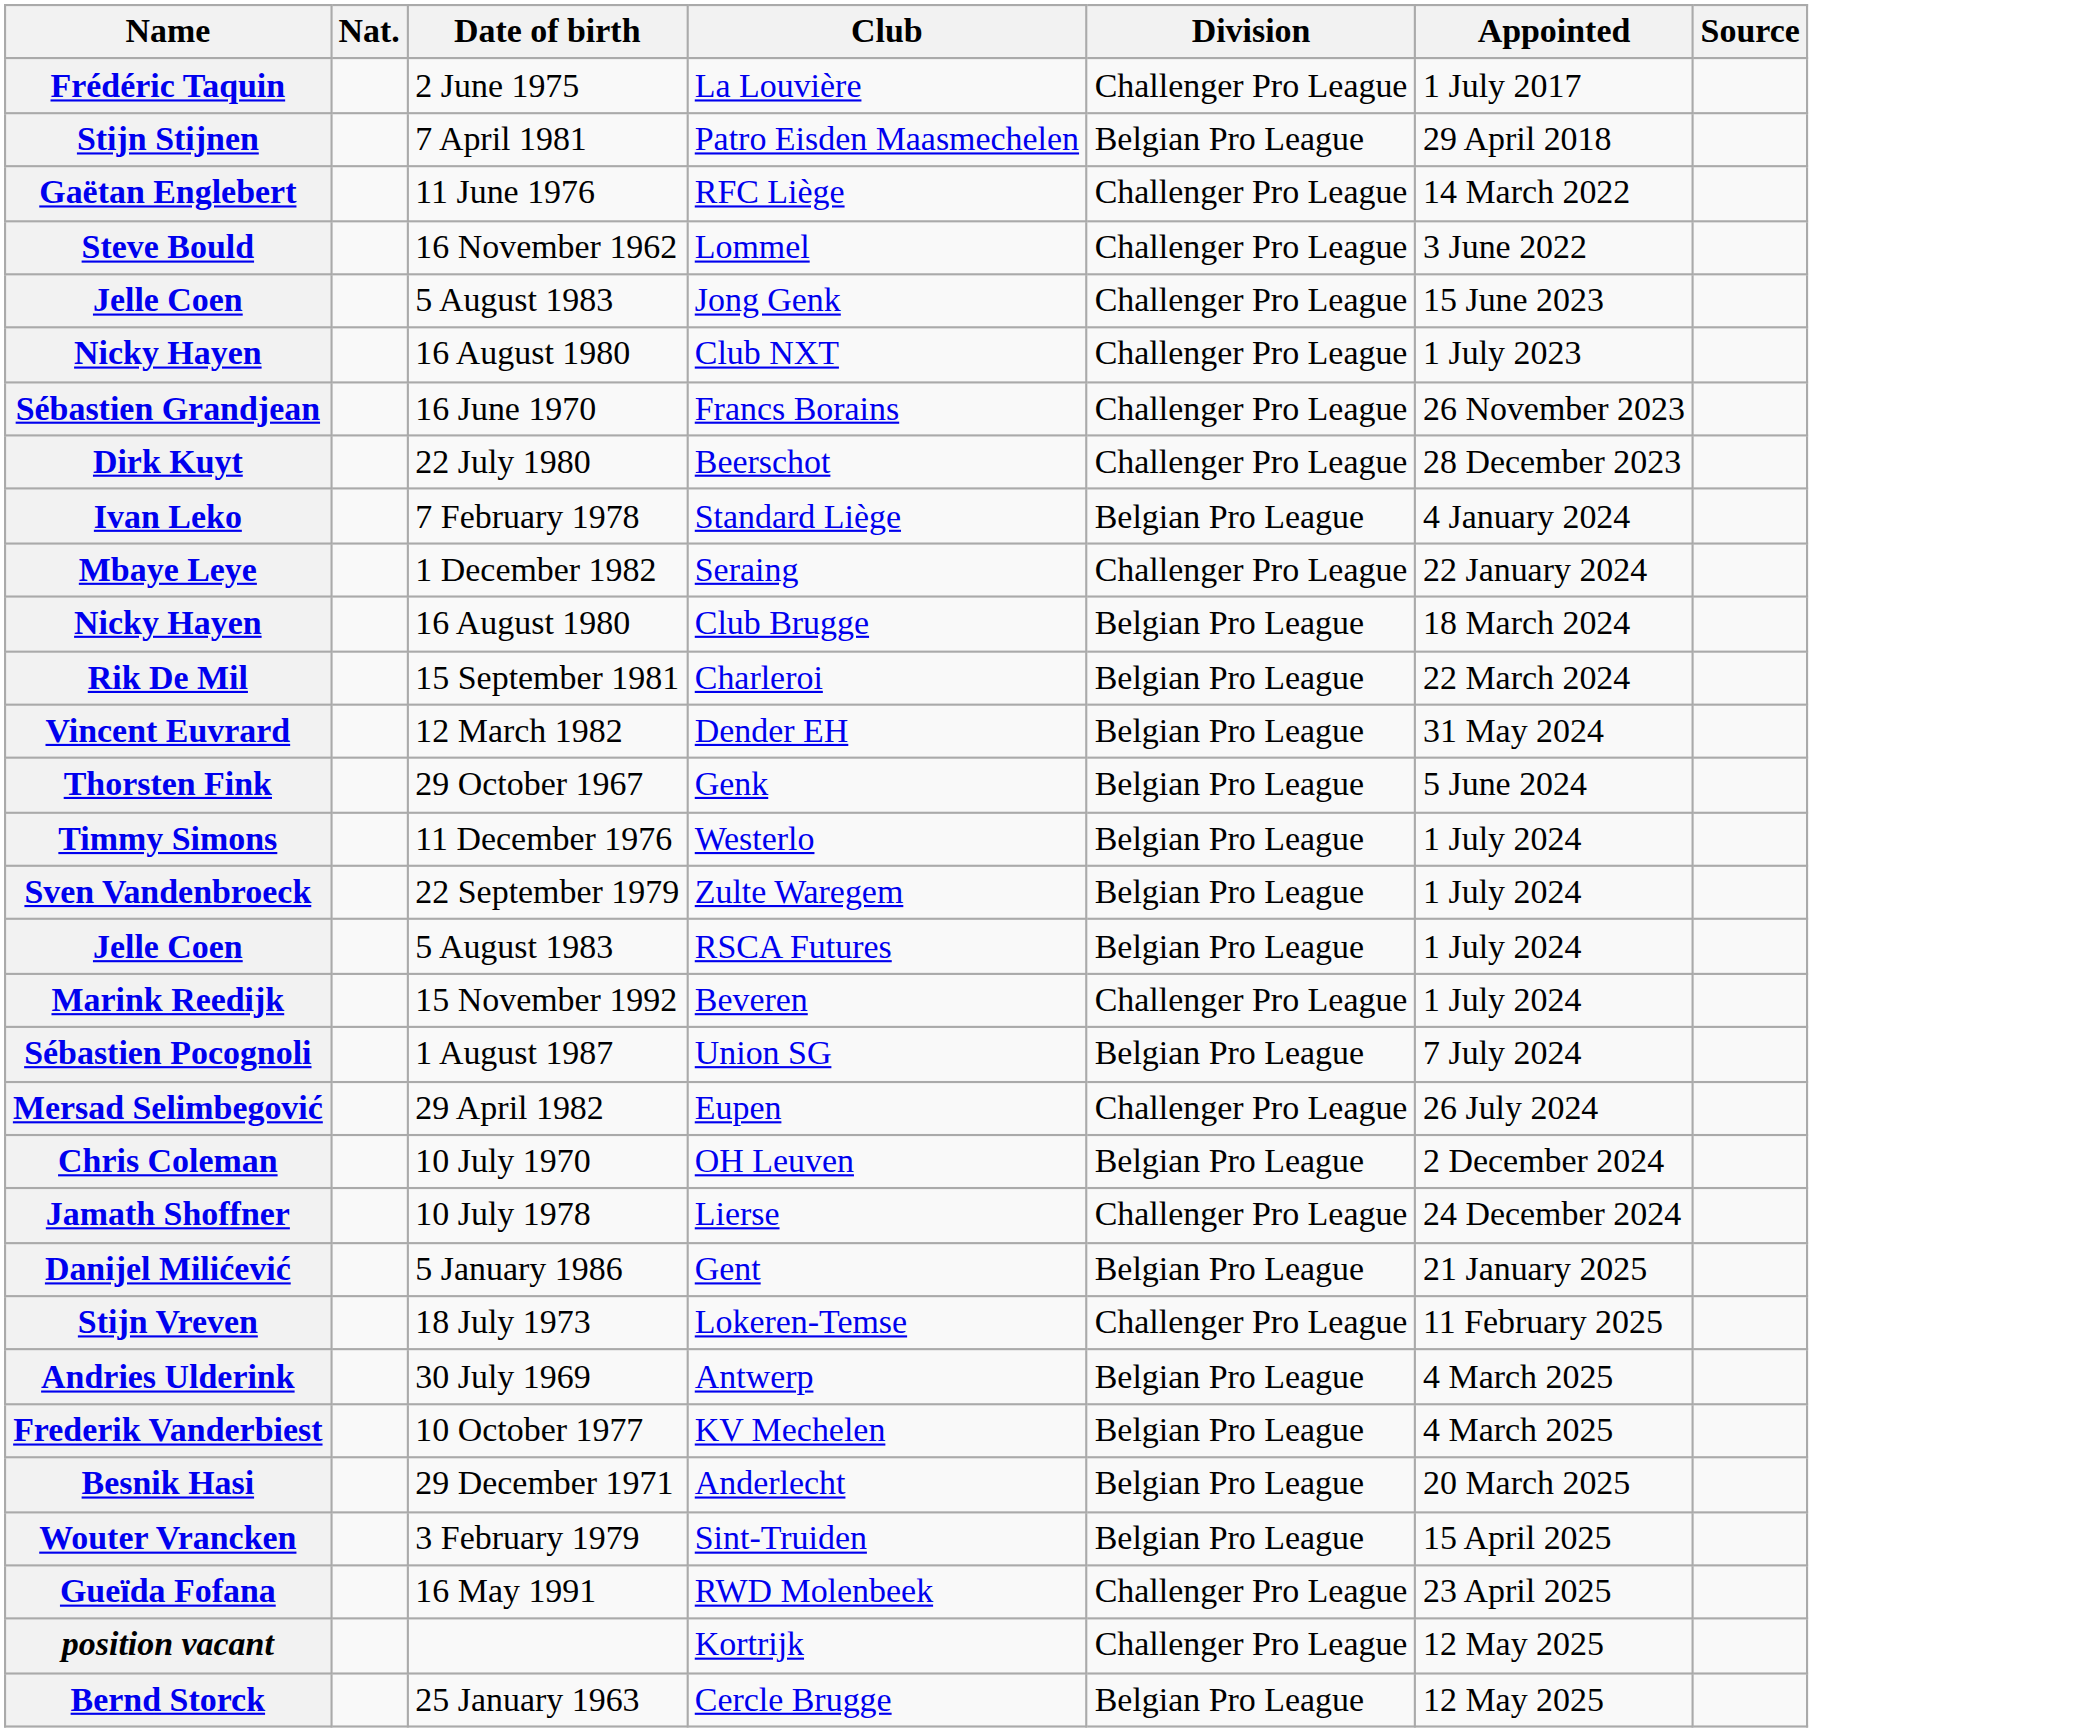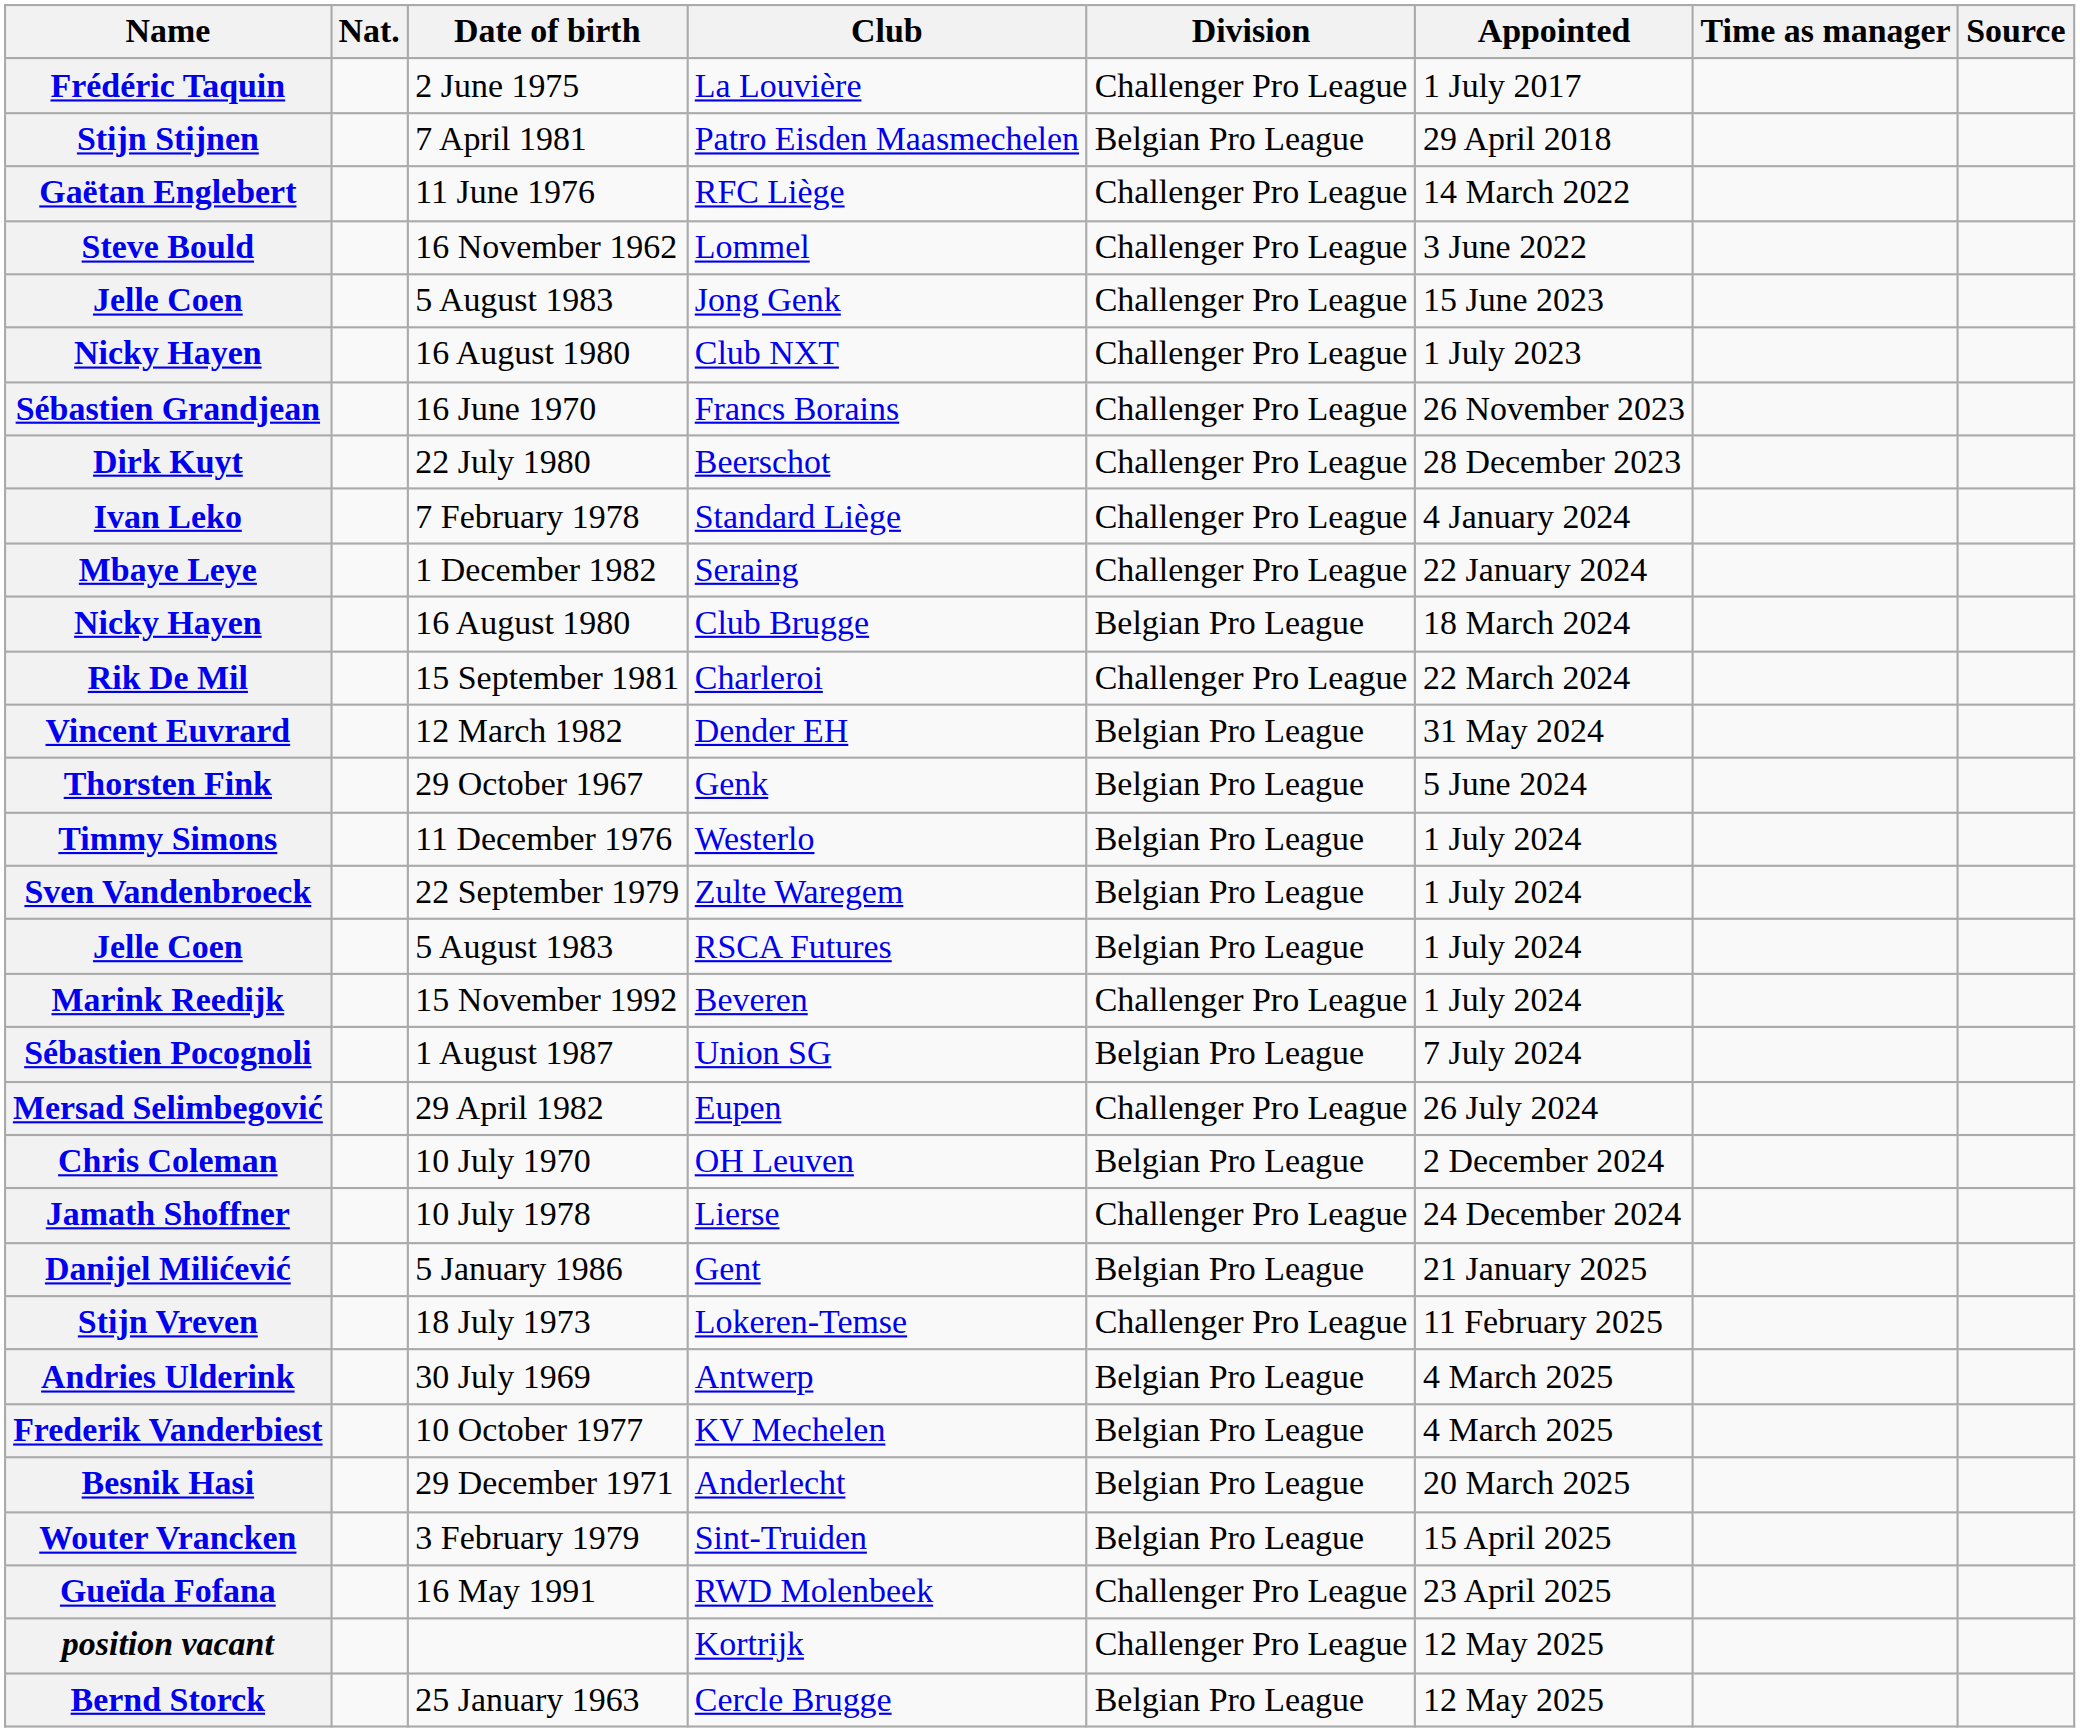+ column: (1826, 31)
(1229, 515) Belgian Pro League -> (1251, 515) Challenger Pro League
(1229, 676) Belgian Pro League -> (1251, 676) Challenger Pro League
